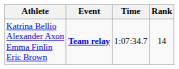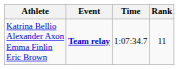(162, 42) 14 -> (162, 42) 11
